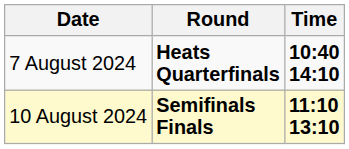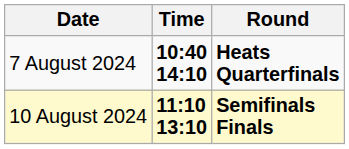columns swapped: (314, 20) <-> (218, 20)
